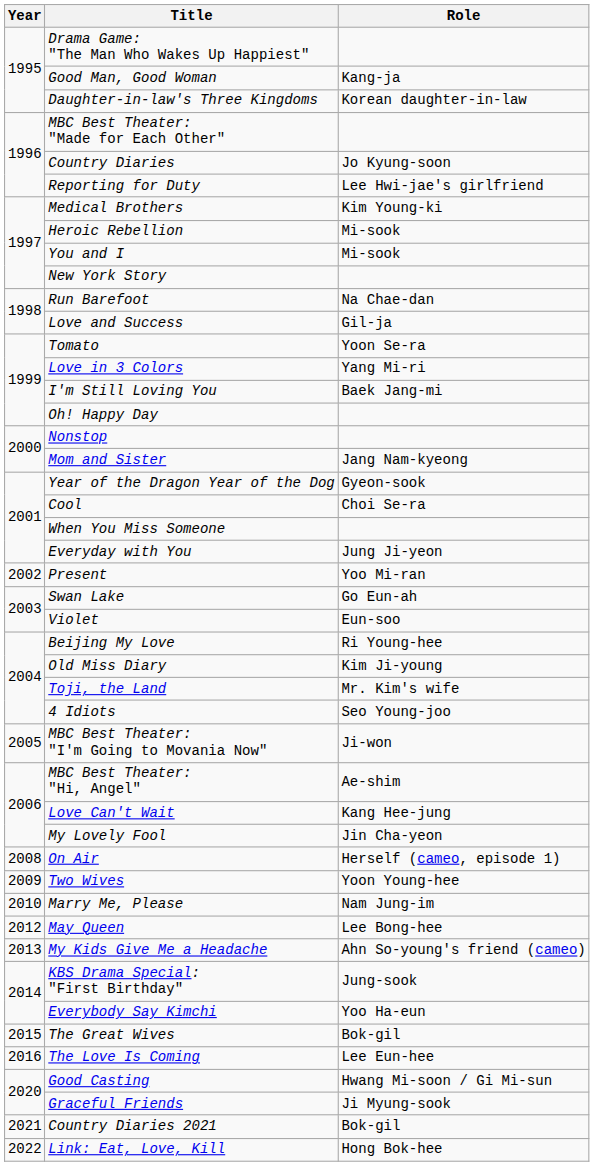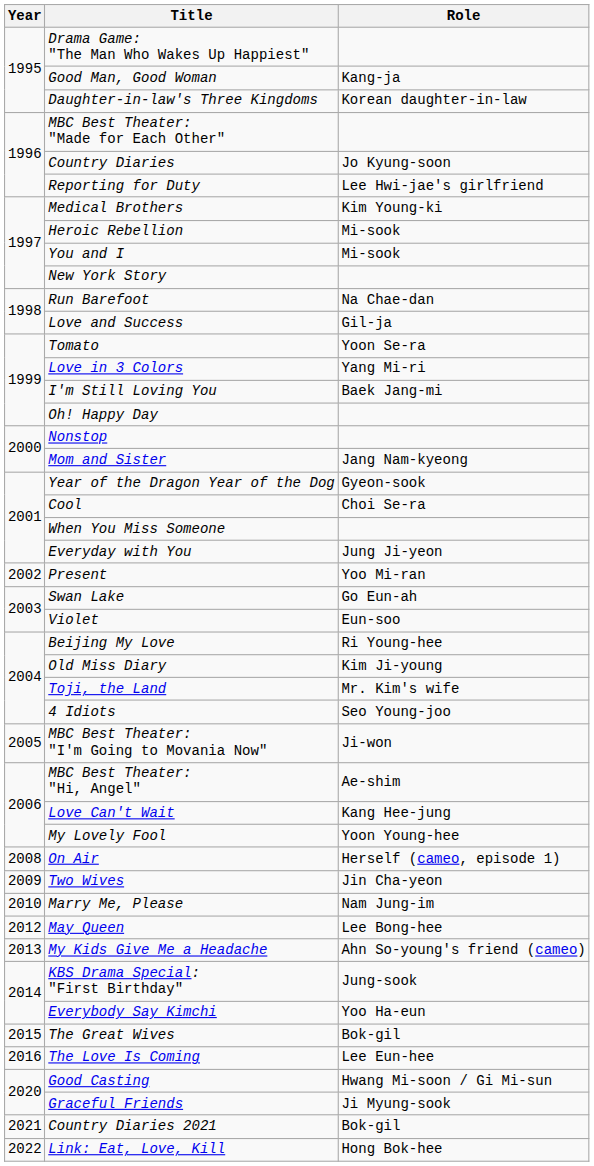(392, 836) Jin Cha-yeon -> (400, 836) Yoon Young-hee
(400, 882) Yoon Young-hee -> (392, 882) Jin Cha-yeon
